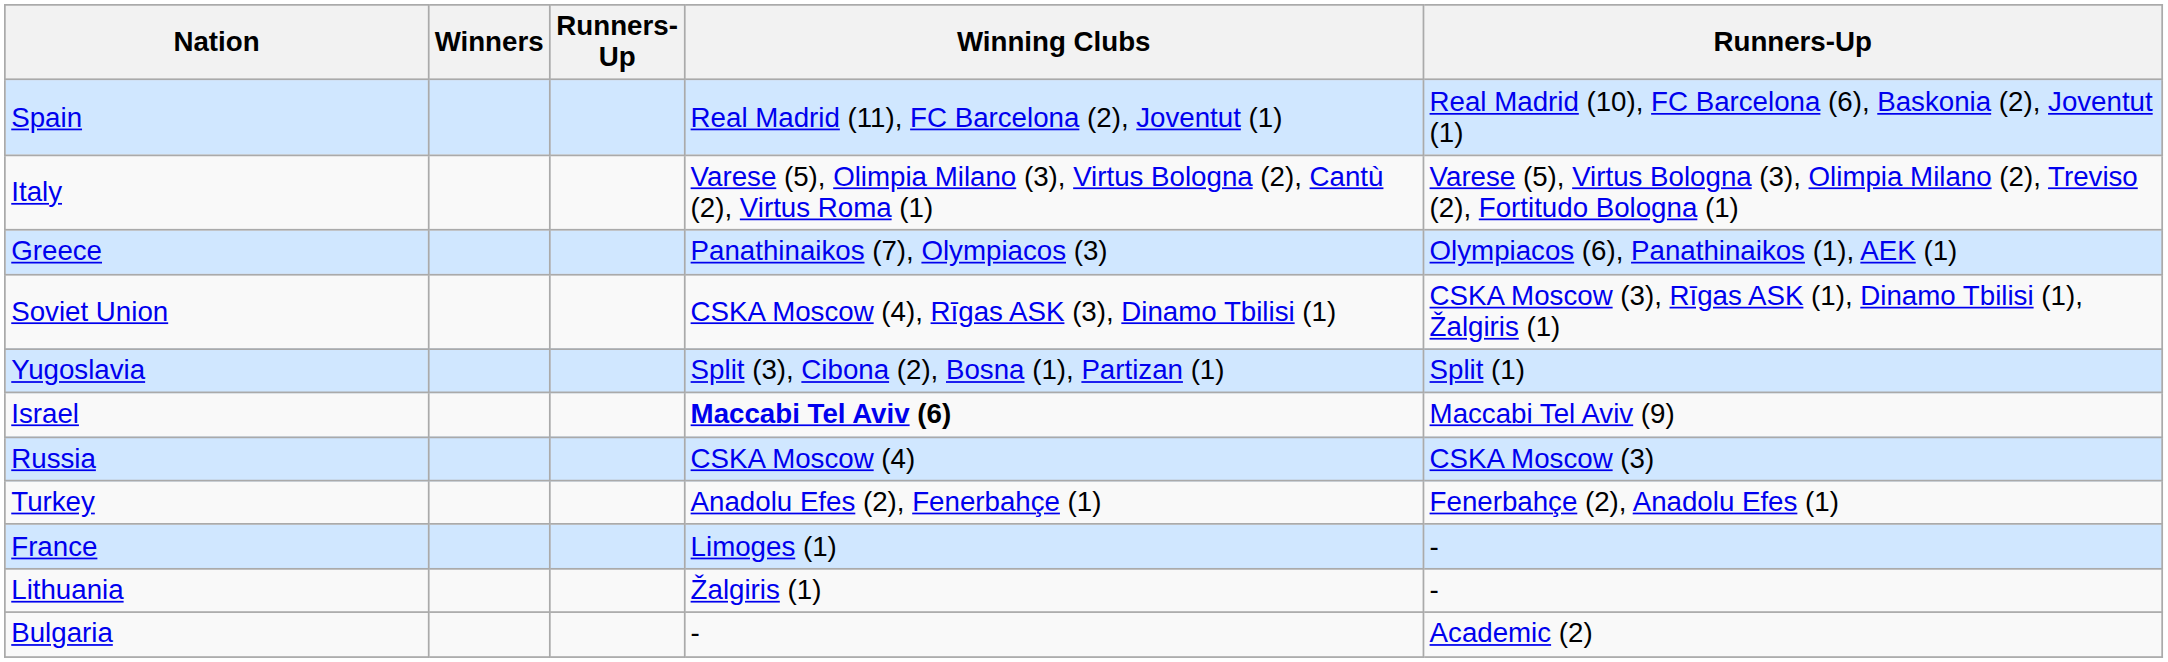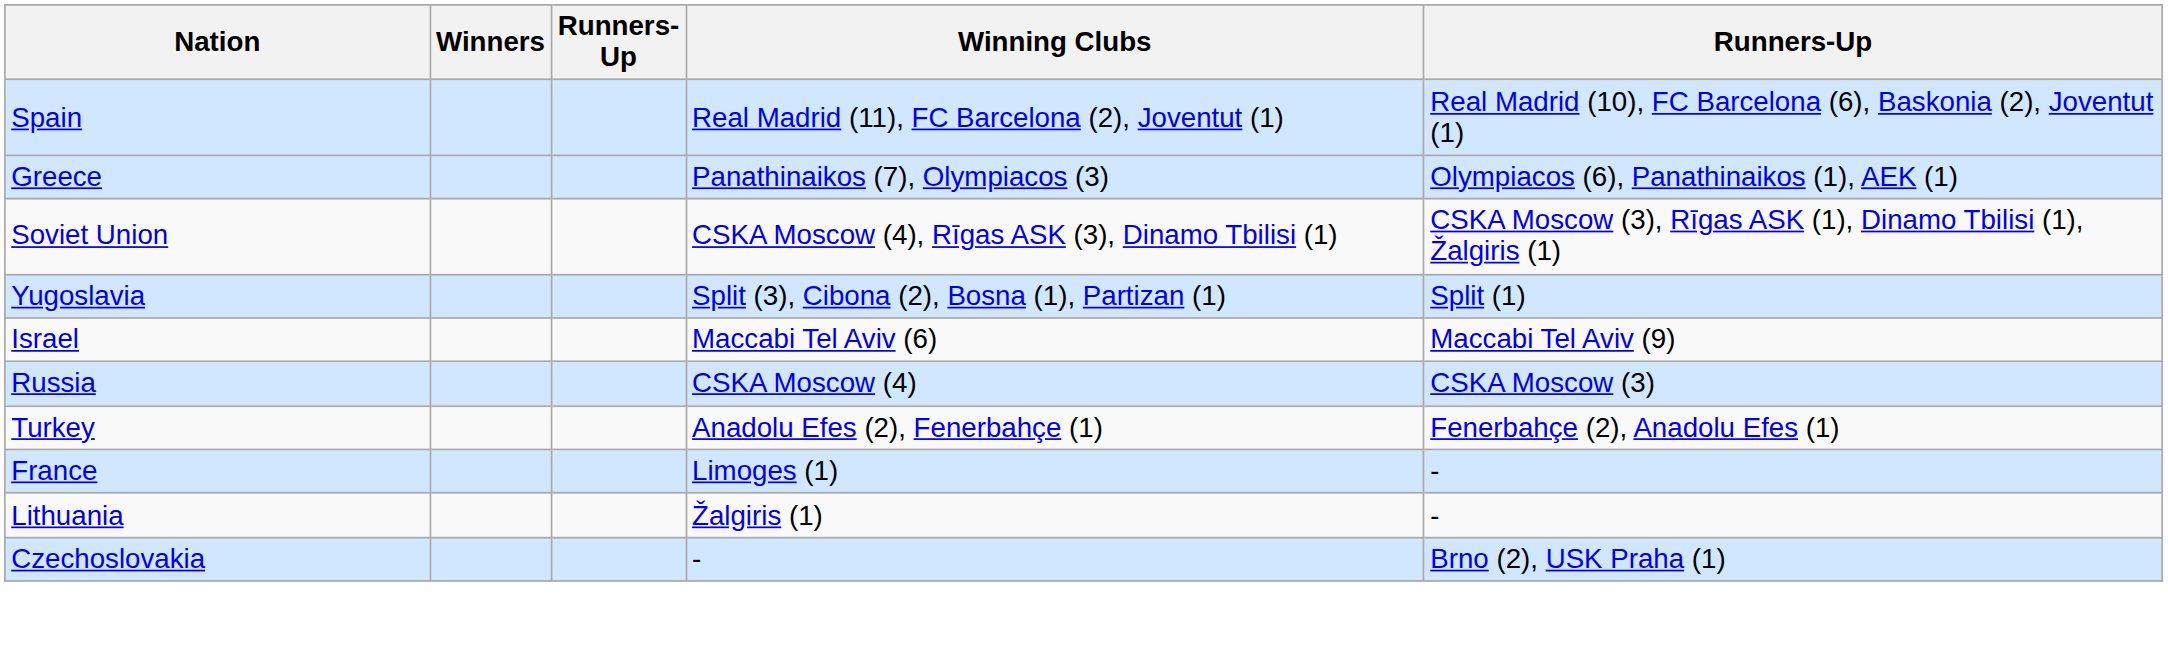- row: (37, 192)
(821, 414) bold -> (815, 339) normal
+ row: (108, 558)
- row: (62, 633)
